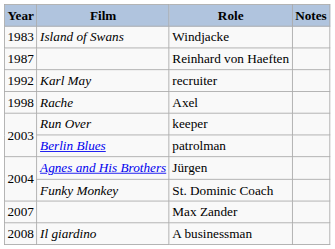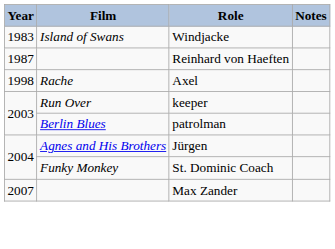- row: (195, 81)
- row: (212, 233)
